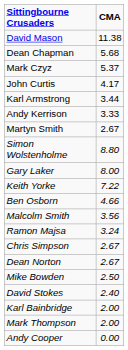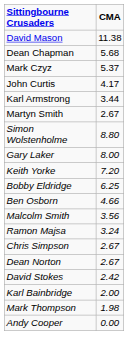- row: (37, 114)
(110, 185) 7.22 -> (110, 170) 7.20
+ row: (39, 185)
- row: (35, 277)
(110, 292) 2.40 -> (110, 277) 2.42
(110, 322) 2.00 -> (110, 307) 1.98
